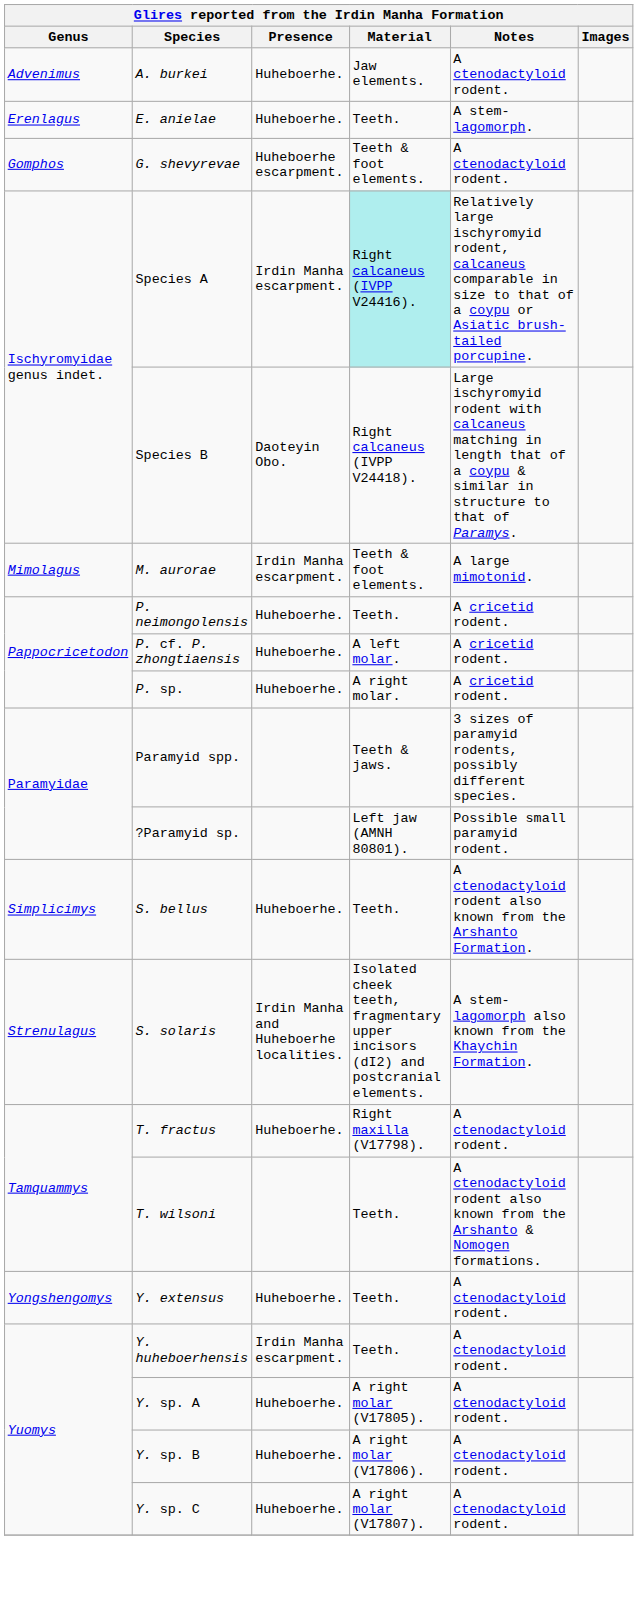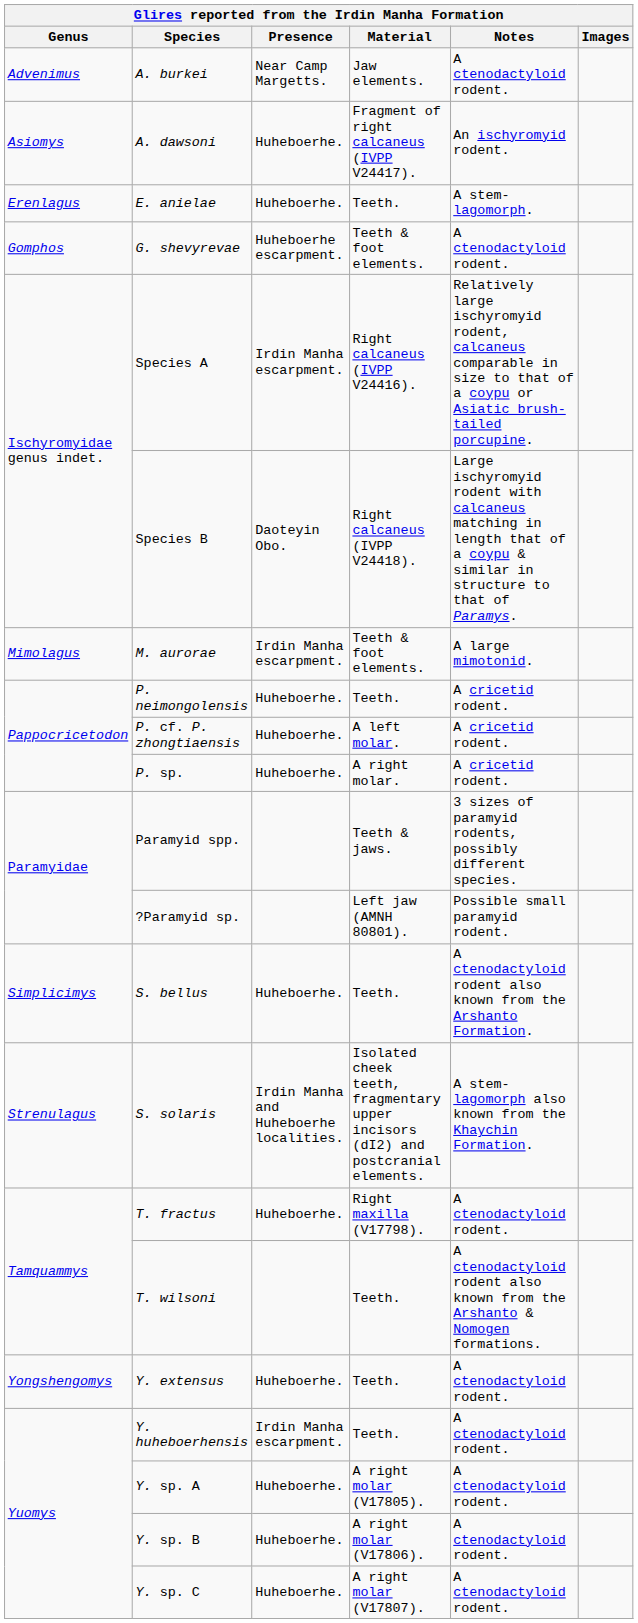(299, 75) Huheboerhe. -> (291, 75) Near Camp Margetts.
+ row: (176, 143)
(389, 279) paleturquoise background -> (389, 363) no background
